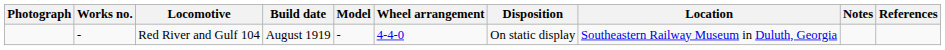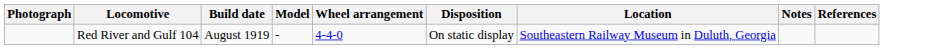- column: (105, 14)
